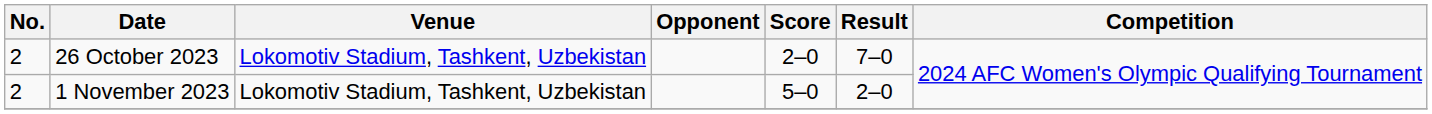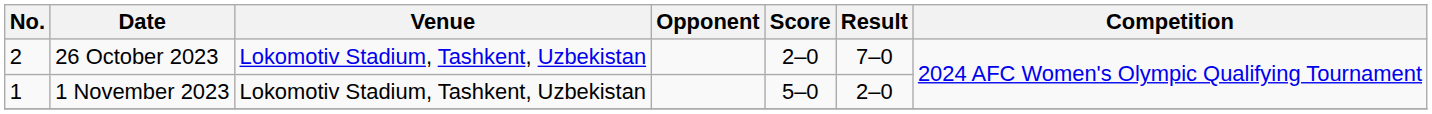(16, 91) 2 -> (16, 91) 1
